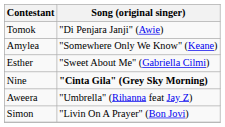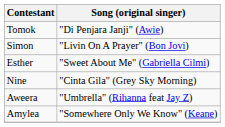rows swapped: (23, 47) <-> (20, 114)
(133, 80) bold -> (128, 80) normal
